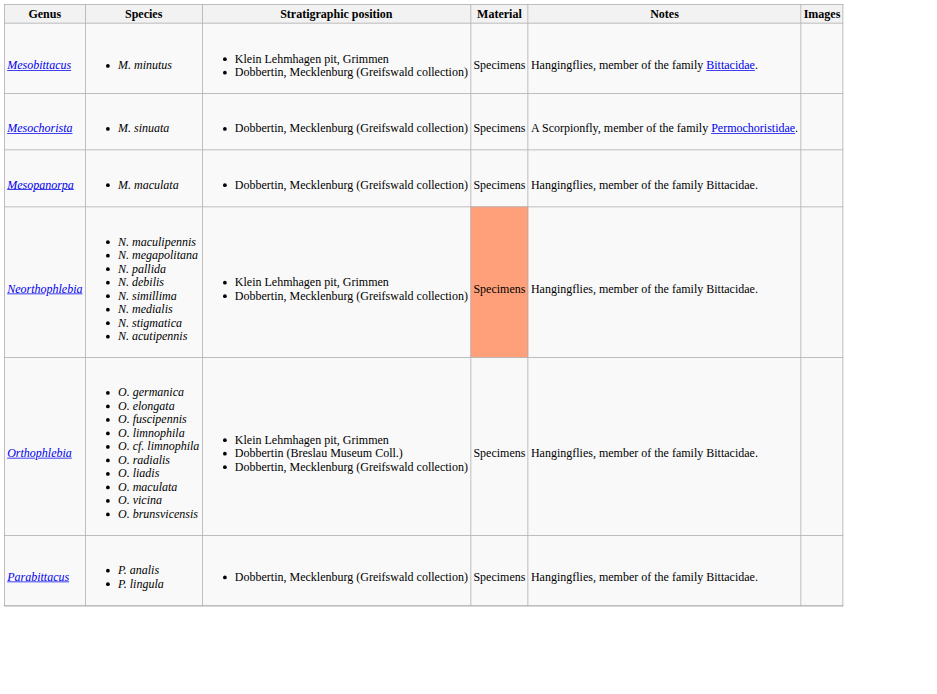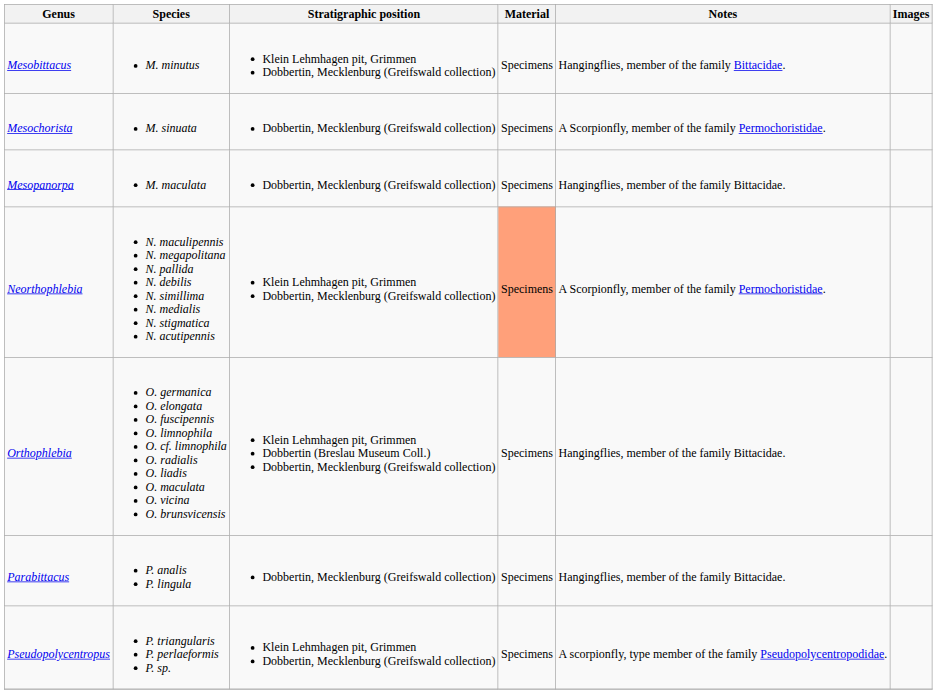(644, 288) Hangingflies, member of the family Bittacidae. -> (692, 288) A Scorpionfly, member of the family Permochoristidae.
+ row: (59, 654)
